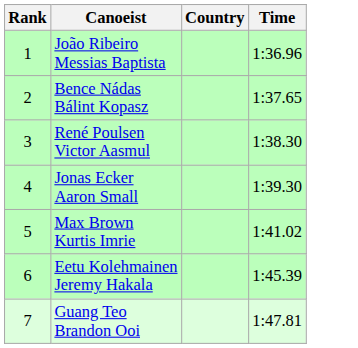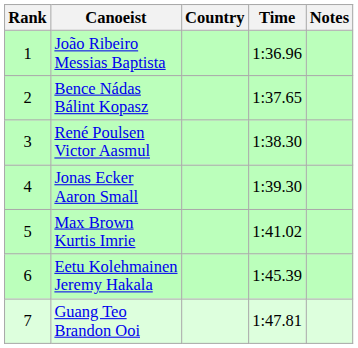+ column: (329, 17)
